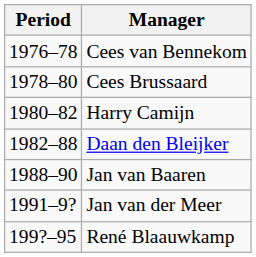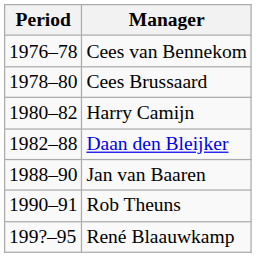+ row: (134, 205)
- row: (154, 205)
